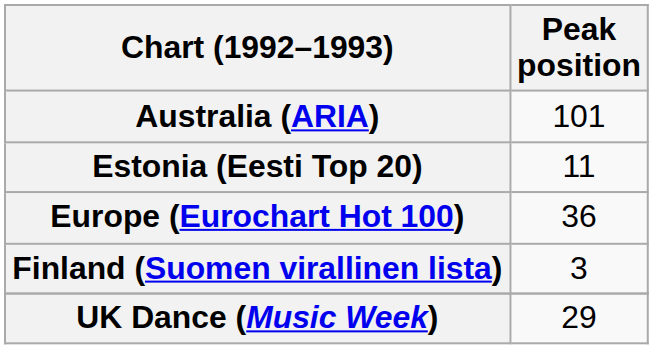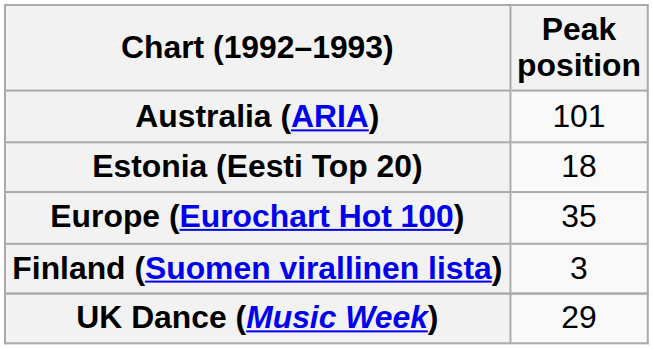(579, 166) 11 -> (579, 166) 18
(579, 217) 36 -> (579, 217) 35
